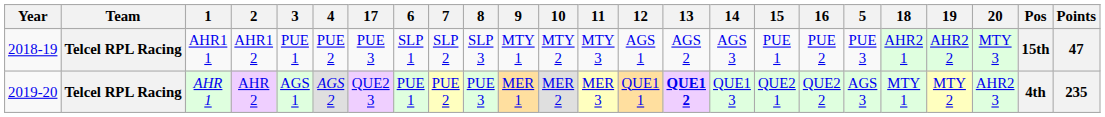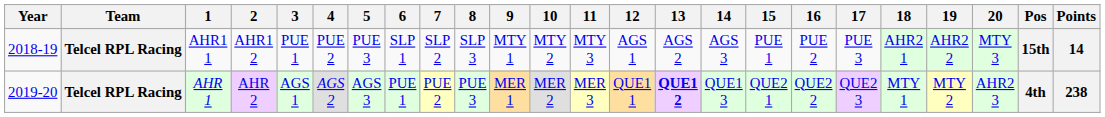columns swapped: (863, 16) <-> (371, 16)
(1076, 49) 47 -> (1076, 49) 14
(1076, 91) 235 -> (1076, 91) 238
